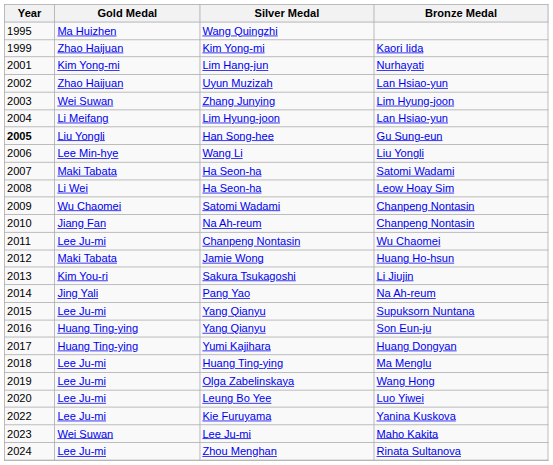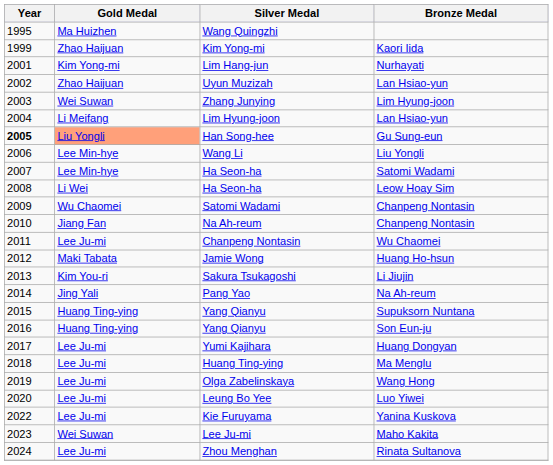(81, 136) no background -> (81, 136) lightsalmon background
(87, 171) Maki Tabata -> (88, 171) Lee Min-hye
(82, 311) Lee Ju-mi -> (98, 311) Huang Ting-ying
(98, 346) Huang Ting-ying -> (82, 346) Lee Ju-mi
